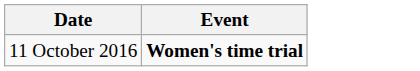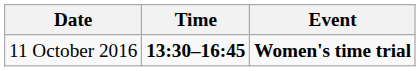+ column: (196, 19)
